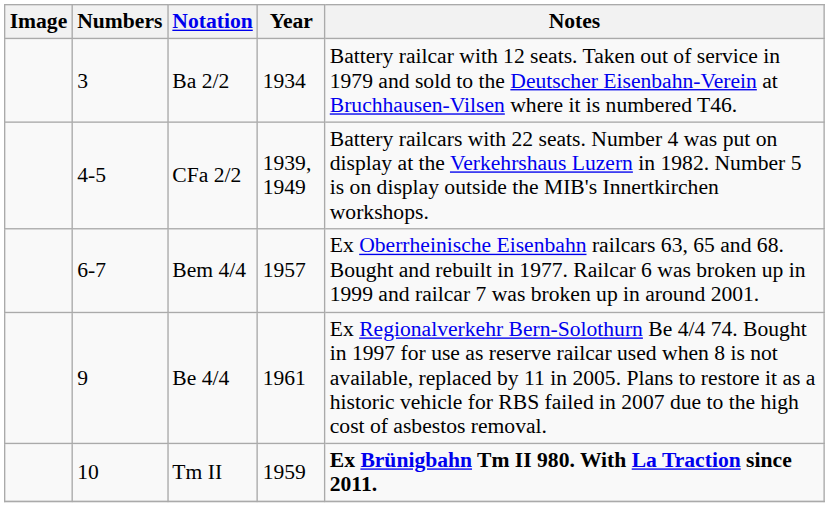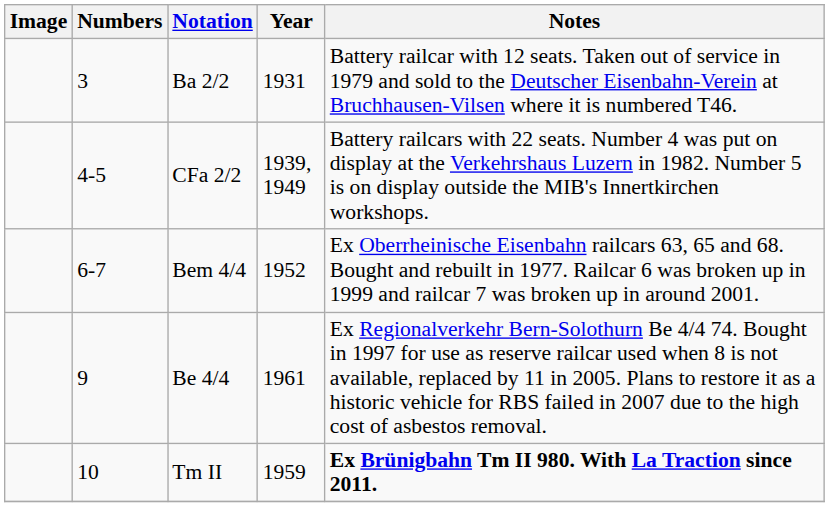(284, 80) 1934 -> (284, 80) 1931
(284, 270) 1957 -> (284, 270) 1952
